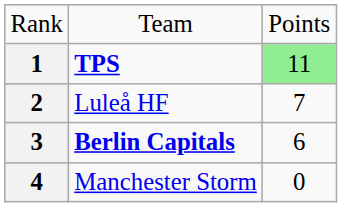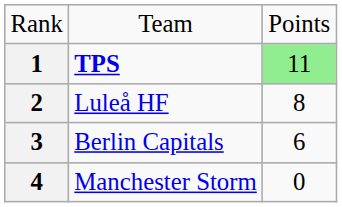(299, 102) 7 -> (299, 102) 8
(155, 142) bold -> (149, 142) normal
